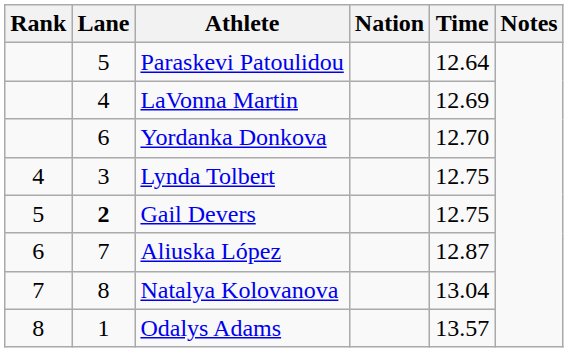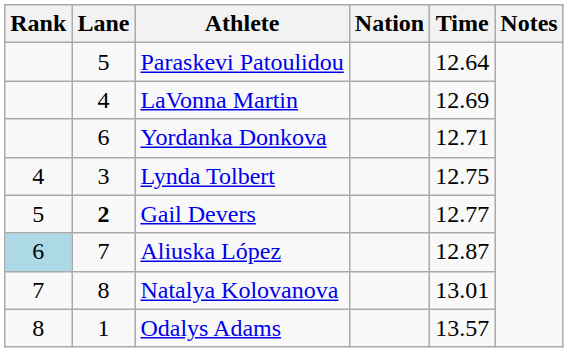(462, 137) 12.70 -> (462, 137) 12.71
(462, 213) 12.75 -> (462, 213) 12.77
(38, 251) no background -> (38, 251) lightblue background
(462, 289) 13.04 -> (462, 289) 13.01
